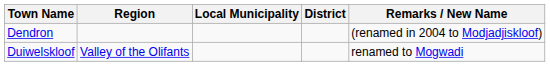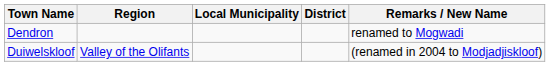(447, 33) (renamed in 2004 to Modjadjiskloof) -> (407, 33) renamed to Mogwadi
(407, 52) renamed to Mogwadi -> (447, 52) (renamed in 2004 to Modjadjiskloof)
